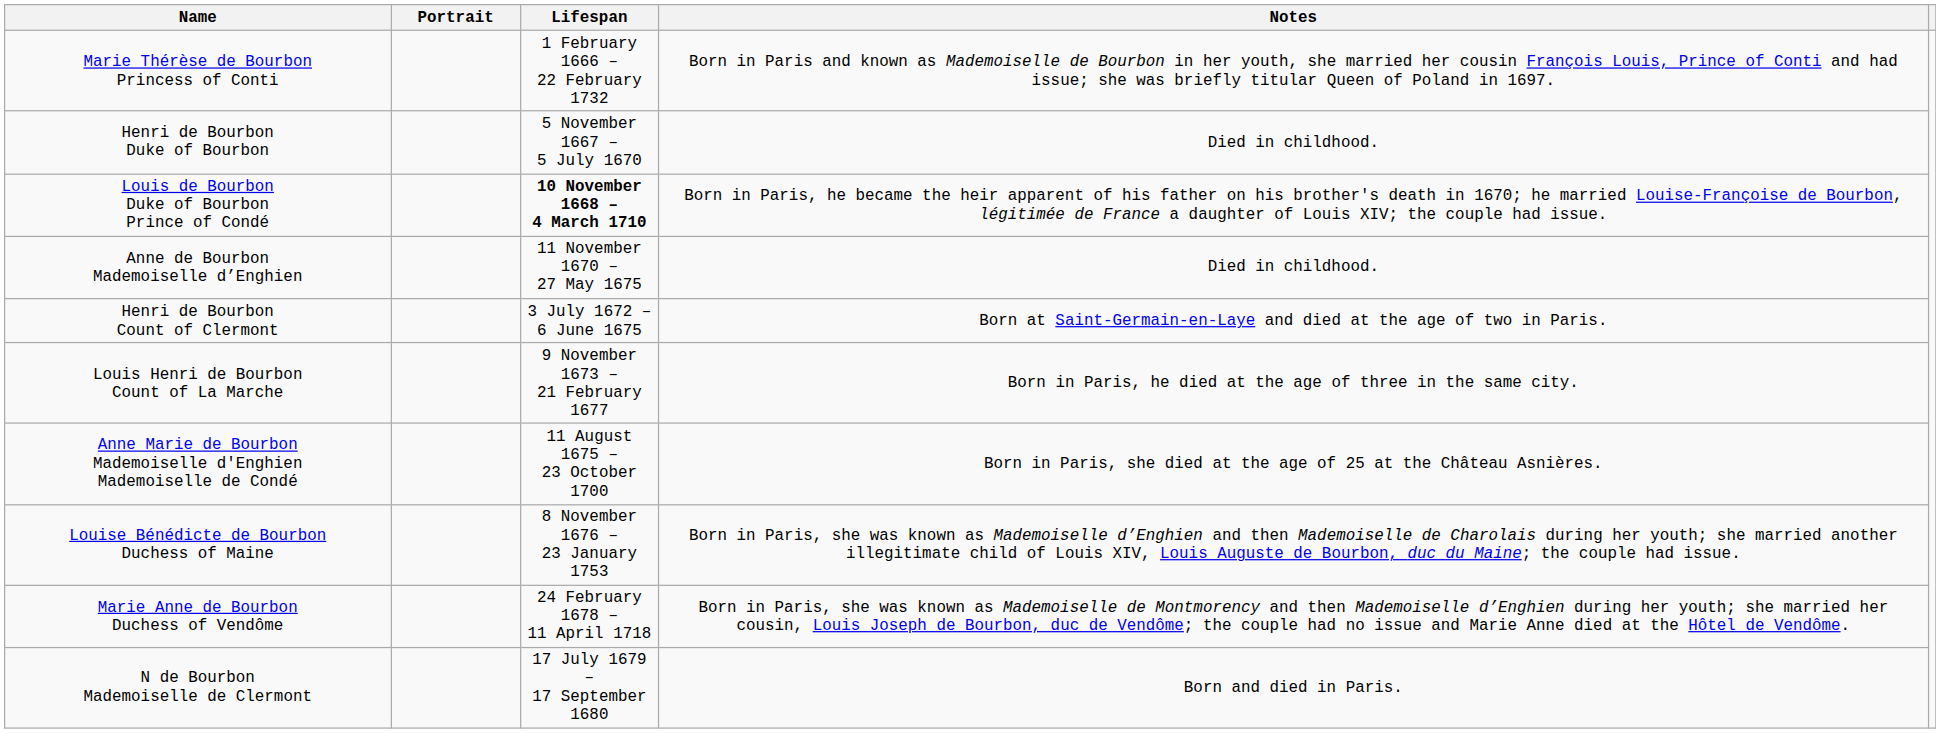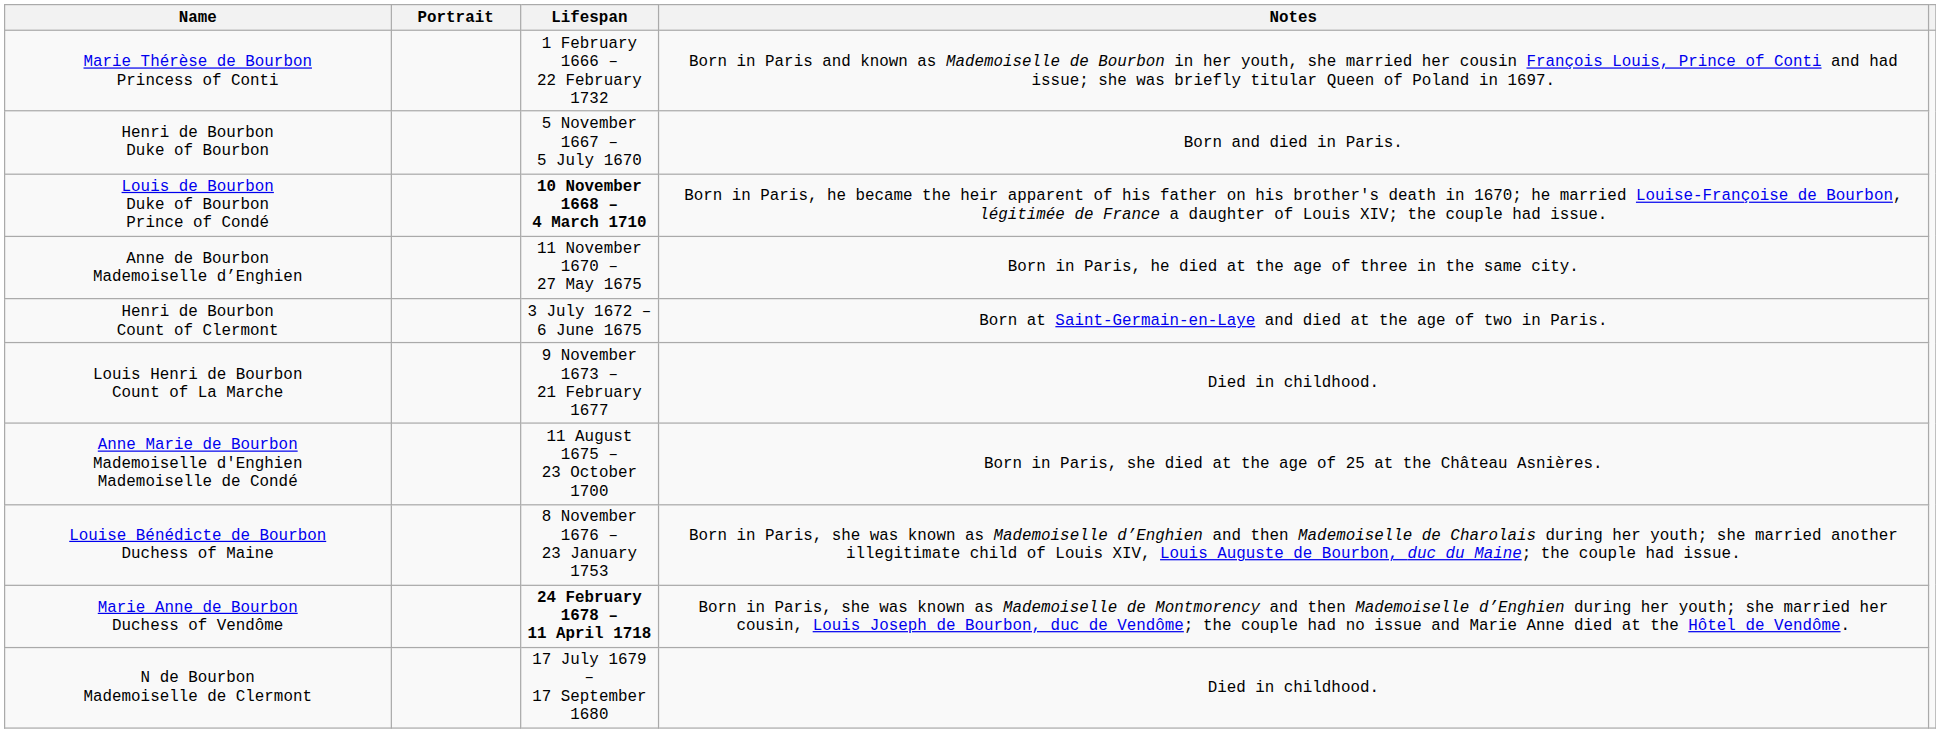(1293, 142) Died in childhood. -> (1293, 142) Born and died in Paris.
(1293, 267) Died in childhood. -> (1293, 267) Born in Paris, he died at the age of three in the same city.
(1293, 383) Born in Paris, he died at the age of three in the same city. -> (1293, 383) Died in childhood.
(589, 616) normal -> (589, 616) bold
(1293, 688) Born and died in Paris. -> (1293, 688) Died in childhood.
